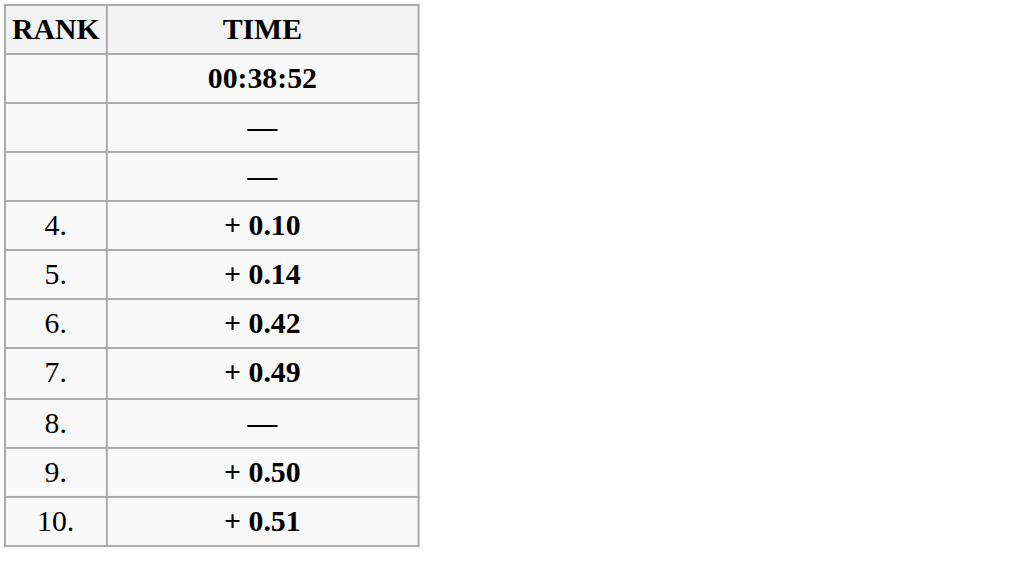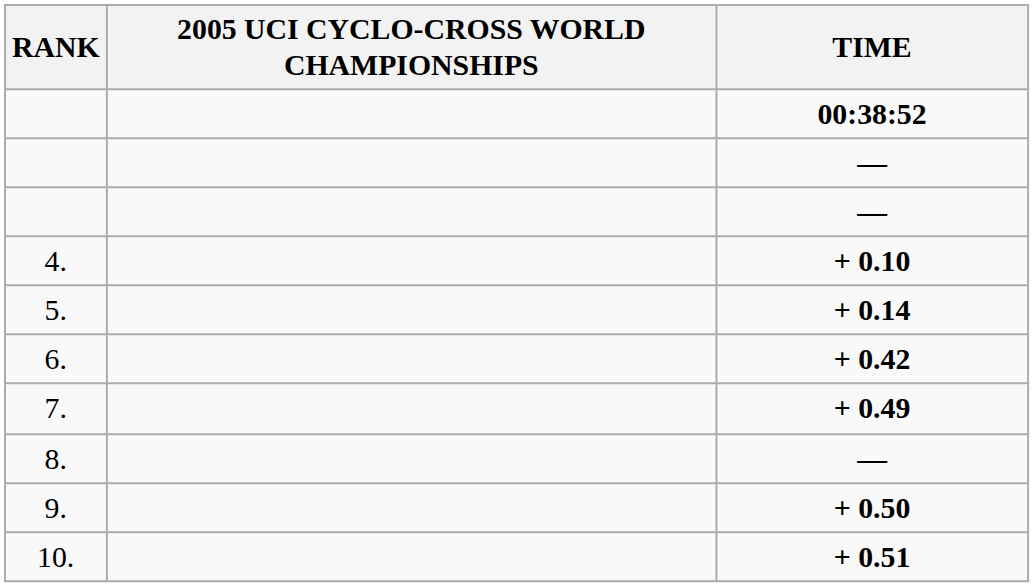+ column: (411, 46)
